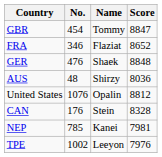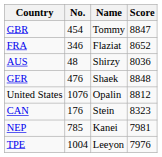rows swapped: (17, 62) <-> (17, 78)
(140, 111) 8328 -> (140, 111) 8323
(78, 144) 1002 -> (78, 144) 1004
